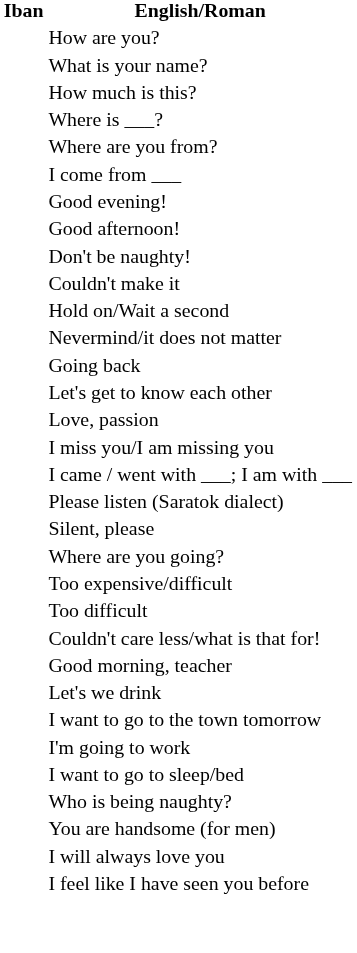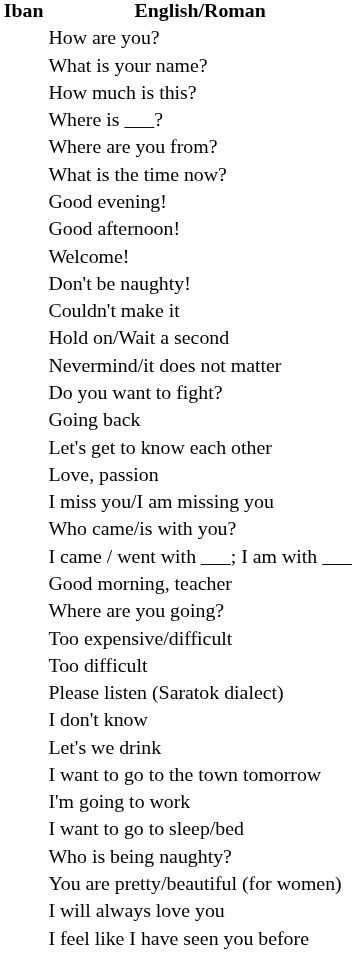- row: (115, 174)
+ row: (138, 174)
+ row: (89, 256)
+ row: (135, 392)
+ row: (142, 529)
rows swapped: (166, 501) <-> (140, 665)
- row: (101, 529)
- row: (184, 638)
+ row: (98, 720)
+ row: (195, 883)
- row: (162, 829)
